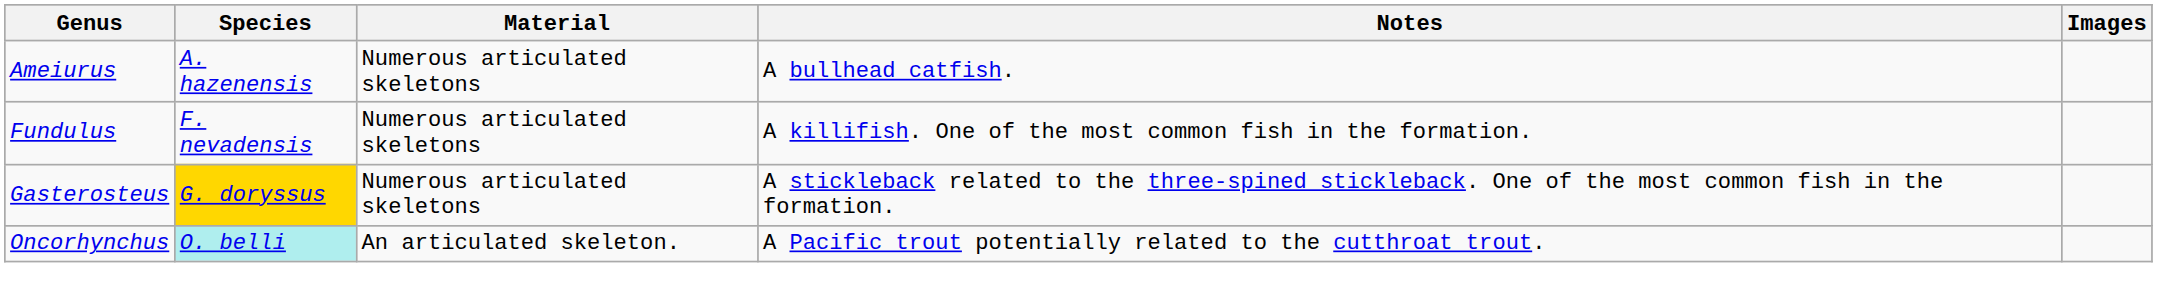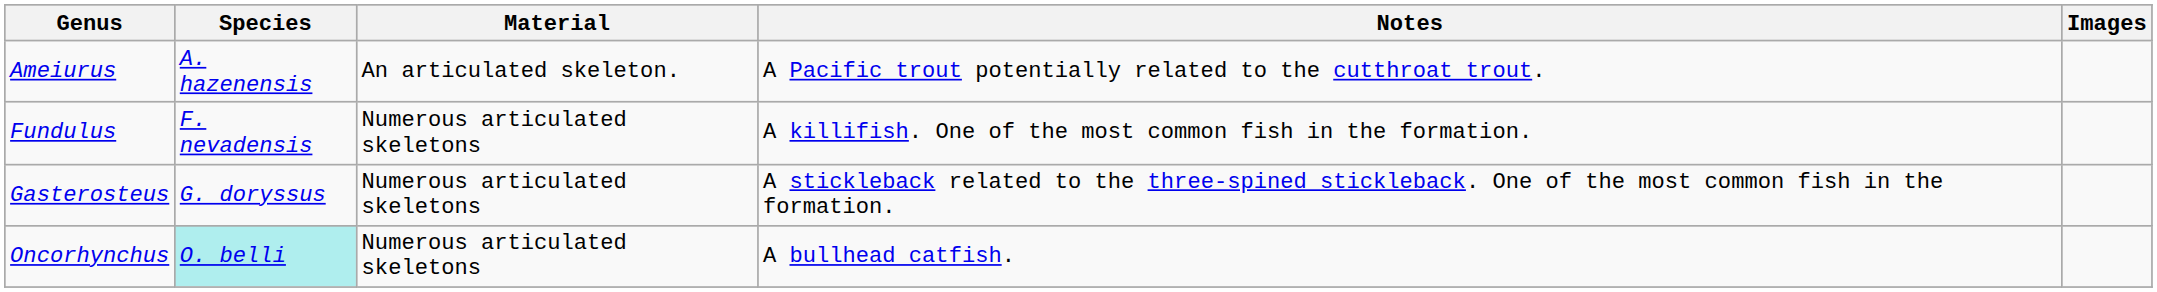(494, 72) Numerous articulated skeletons -> (521, 72) An articulated skeleton.
(889, 72) A bullhead catfish. -> (1154, 72) A Pacific trout potentially related to the cutthroat trout.
(253, 195) gold background -> (253, 195) no background
(521, 243) An articulated skeleton. -> (494, 256) Numerous articulated skeletons
(1154, 243) A Pacific trout potentially related to the cutthroat trout. -> (889, 256) A bullhead catfish.
